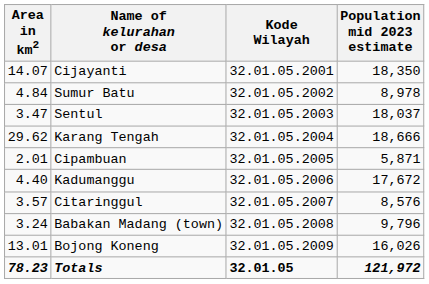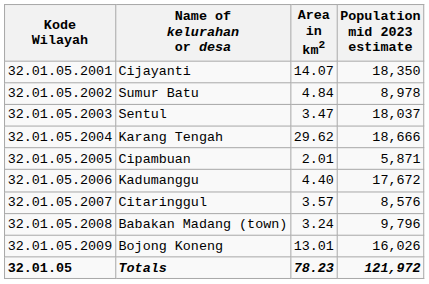columns swapped: (282, 33) <-> (28, 33)
